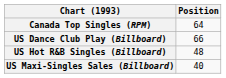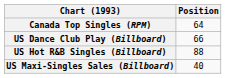(199, 53) 48 -> (199, 53) 88
